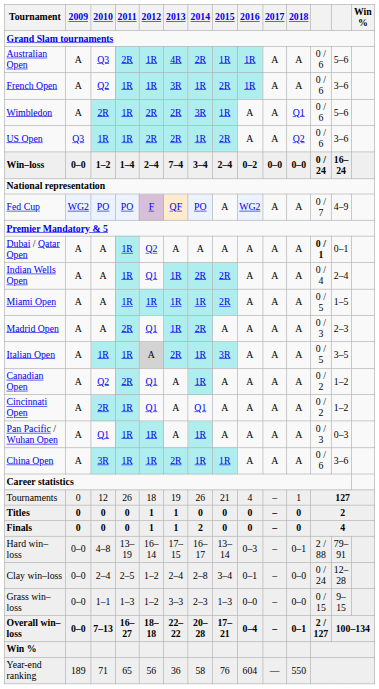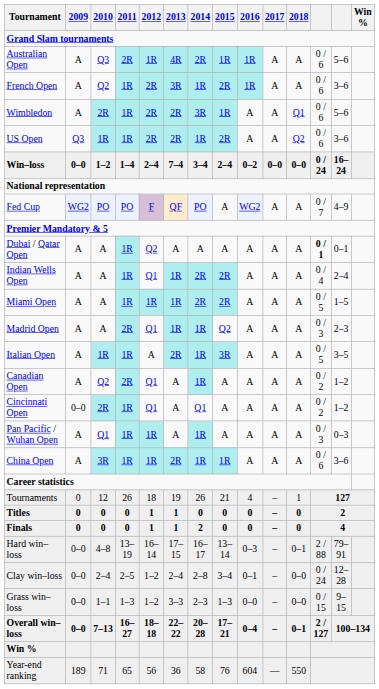(151, 86) 1R -> (151, 86) 2R
(200, 302) 1R -> (200, 302) 2R
(200, 328) 2R -> (200, 328) 1R
(225, 328) A -> (225, 328) Q2
(151, 355) lightgrey background -> (151, 355) no background
(78, 408) A -> (78, 408) 0–0
